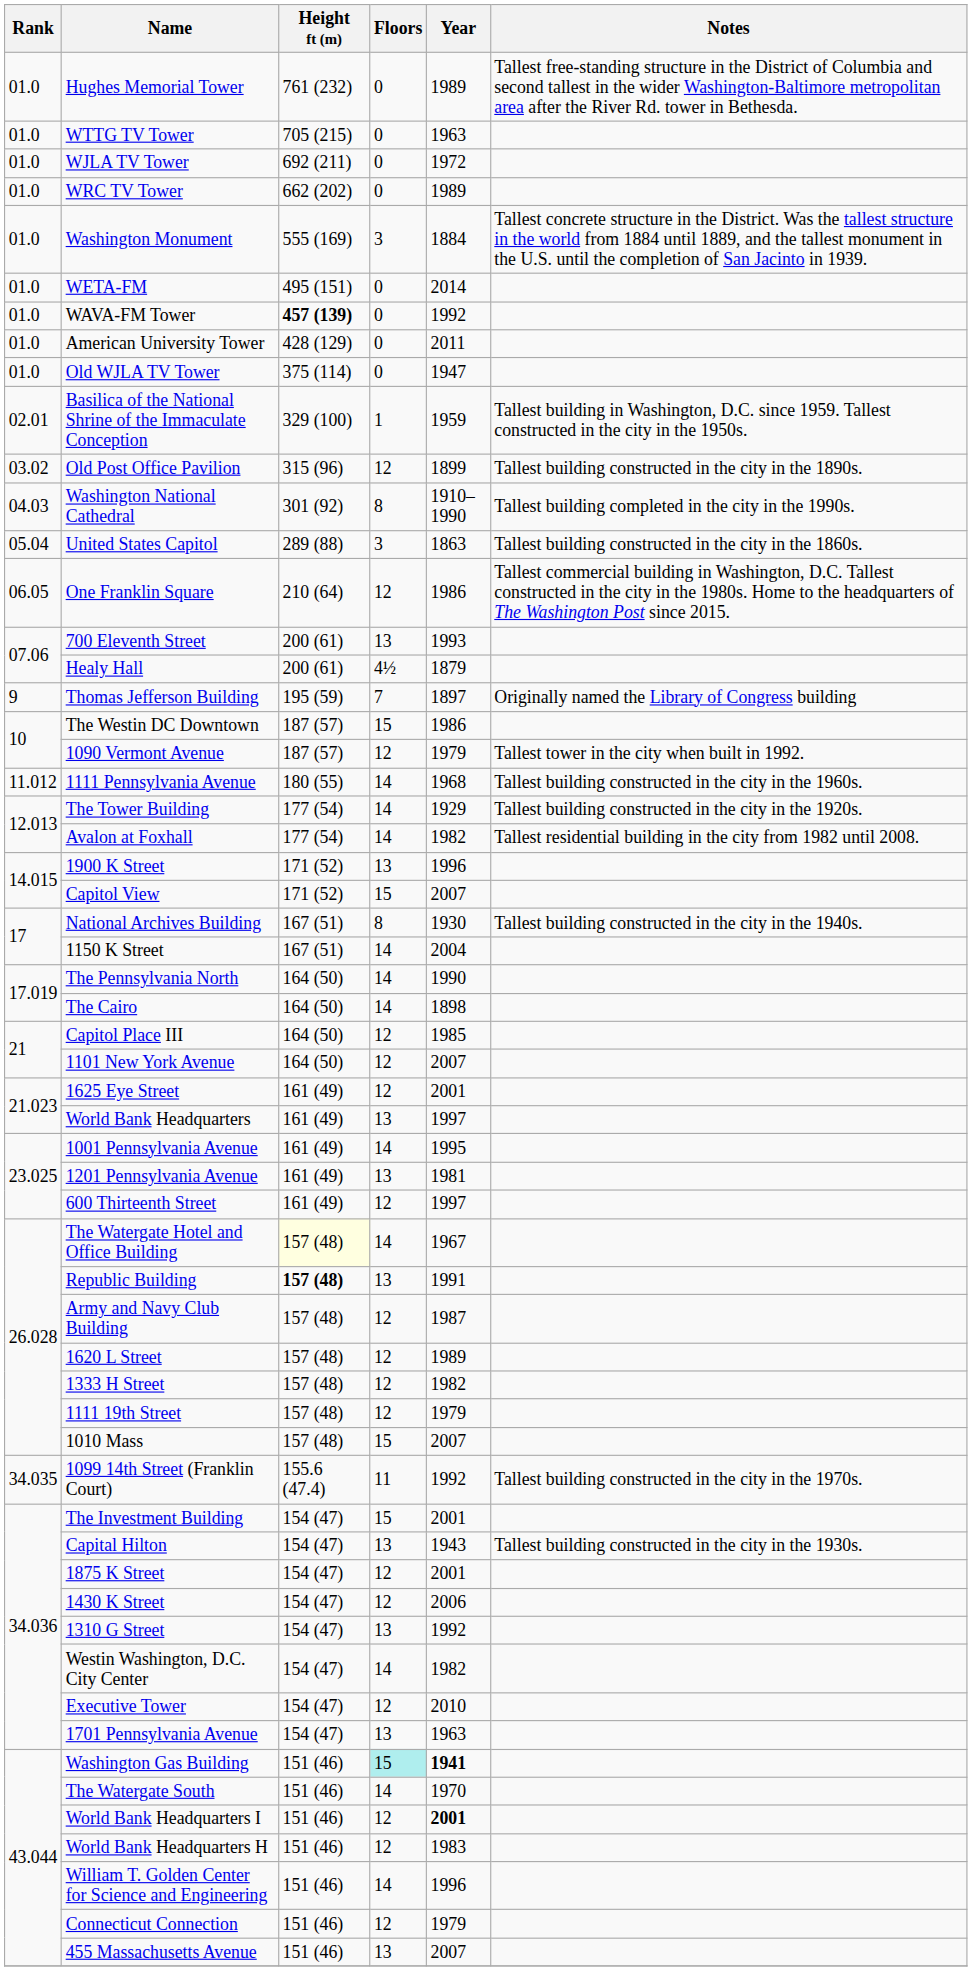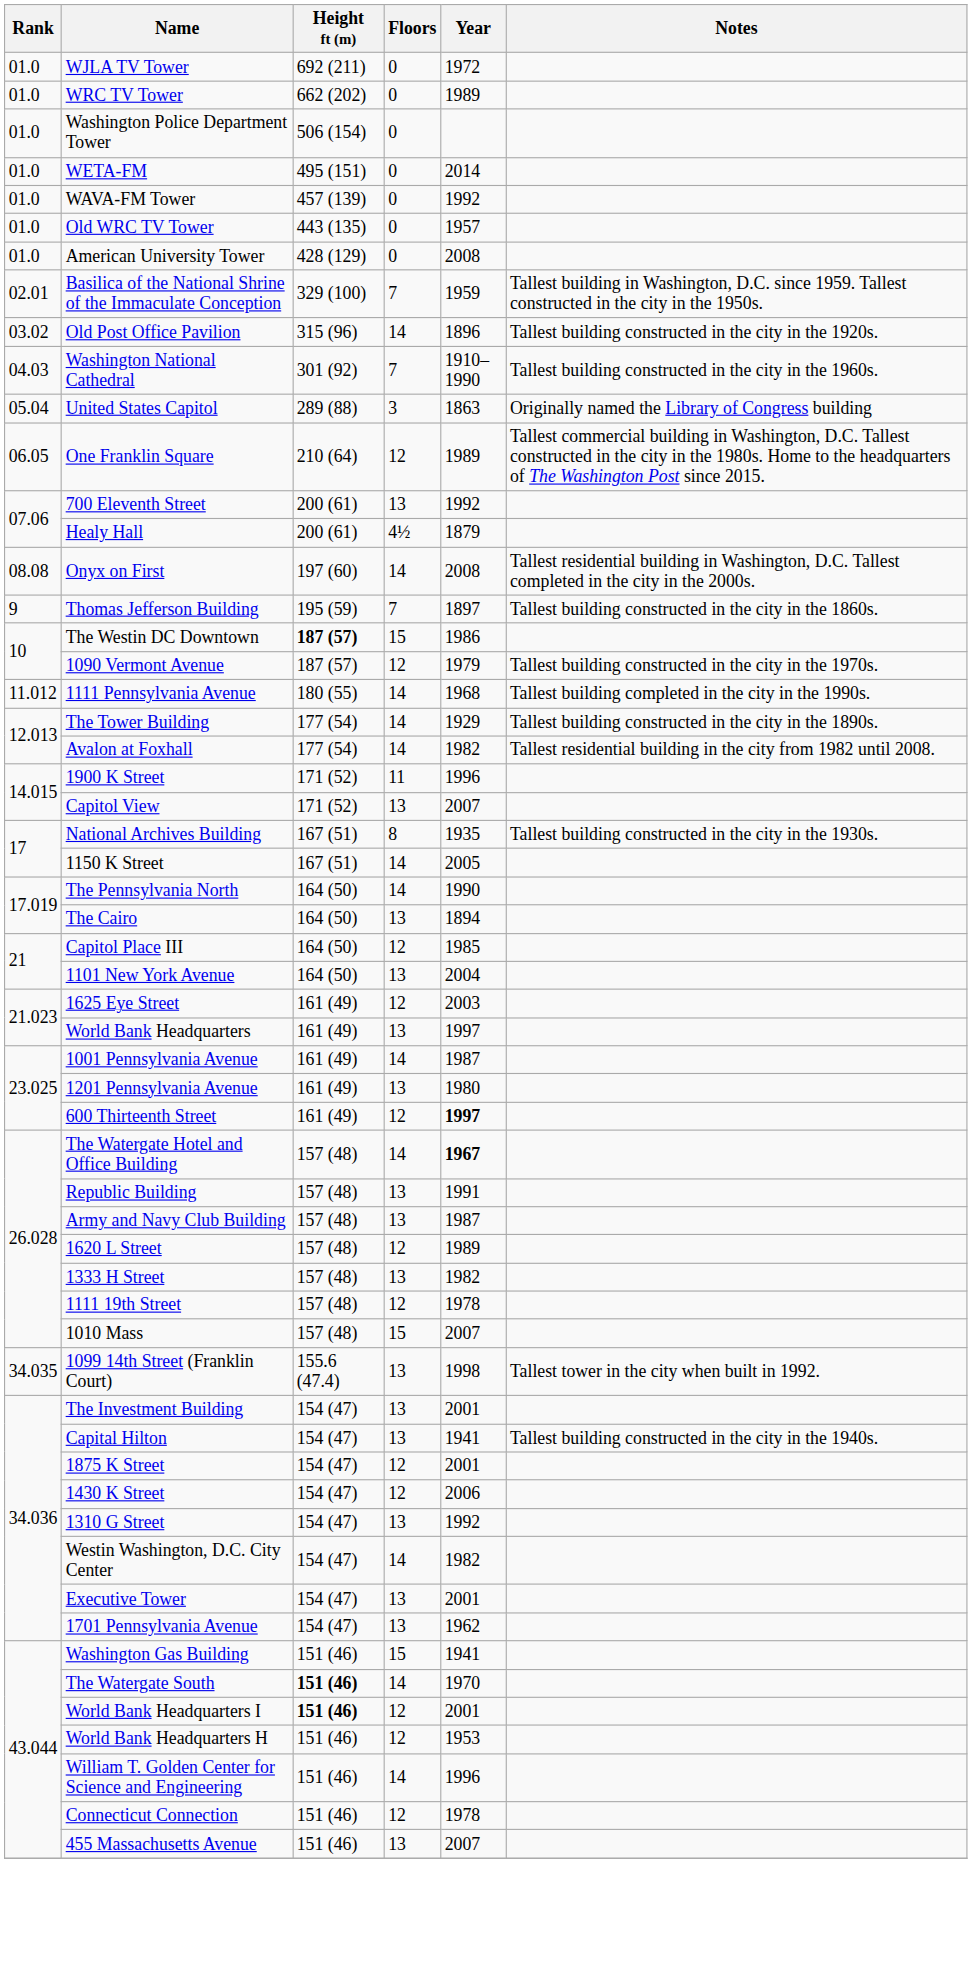- row: (155, 86)
- row: (130, 134)
- row: (149, 239)
+ row: (176, 133)
(317, 315) bold -> (331, 199) normal
+ row: (140, 227)
(448, 343) 2011 -> (462, 255) 2008
- row: (143, 371)
(378, 420) 1 -> (393, 293) 7
(383, 468) 12 -> (397, 332) 14
(448, 468) 1899 -> (462, 332) 1896
(678, 468) Tallest building constructed in the city in the 1890s. -> (694, 332) Tallest building constructed in the city in the 1920s.
(378, 506) 8 -> (393, 370) 7
(674, 506) Tallest building completed in the city in the 1990s. -> (694, 370) Tallest building constructed in the city in the 1960s.
(678, 544) Tallest building constructed in the city in the 1860s. -> (691, 408) Originally named the Library of Congress building
(448, 592) 1986 -> (462, 456) 1989
(448, 640) 1993 -> (462, 504) 1992
+ row: (115, 570)
(675, 697) Originally named the Library of Congress building -> (694, 609) Tallest building constructed in the city in the 1860s.
(313, 725) normal -> (327, 637) bold
(649, 753) Tallest tower in the city when built in 1992. -> (694, 665) Tallest building constructed in the city in the 1970s.
(678, 781) Tallest building constructed in the city in the 1960s. -> (690, 693) Tallest building completed in the city in the 1990s.
(678, 809) Tallest building constructed in the city in the 1920s. -> (694, 721) Tallest building constructed in the city in the 1890s.
(383, 866) 13 -> (397, 778) 11
(383, 894) 15 -> (397, 806) 13
(448, 922) 1930 -> (462, 834) 1935
(678, 922) Tallest building constructed in the city in the 1940s. -> (694, 834) Tallest building constructed in the city in the 1930s.
(448, 950) 2004 -> (462, 862) 2005
(383, 1007) 14 -> (397, 918) 13
(448, 1007) 1898 -> (462, 918) 1894
(383, 1063) 12 -> (397, 975) 13
(448, 1063) 2007 -> (462, 975) 2004
(448, 1091) 2001 -> (462, 1003) 2003
(448, 1147) 1995 -> (462, 1059) 1987
(448, 1176) 1981 -> (462, 1087) 1980
(448, 1204) normal -> (462, 1116) bold
(313, 1242) lightyellow background -> (327, 1154) no background
(448, 1242) normal -> (462, 1154) bold
(313, 1280) bold -> (327, 1192) normal
(383, 1318) 12 -> (397, 1220) 13
(383, 1384) 12 -> (397, 1276) 13
(448, 1413) 1979 -> (462, 1305) 1978
(383, 1479) 11 -> (397, 1371) 13
(448, 1479) 1992 -> (462, 1371) 1998
(678, 1479) Tallest building constructed in the city in the 1970s. -> (665, 1371) Tallest tower in the city when built in 1992.
(383, 1517) 15 -> (397, 1409) 13
(448, 1545) 1943 -> (462, 1437) 1941
(678, 1545) Tallest building constructed in the city in the 1930s. -> (694, 1437) Tallest building constructed in the city in the 1940s.
(383, 1706) 12 -> (397, 1598) 13
(448, 1706) 2010 -> (462, 1598) 2001
(448, 1734) 1963 -> (462, 1626) 1962
(383, 1762) paleturquoise background -> (397, 1654) no background
(448, 1762) bold -> (462, 1654) normal
(313, 1791) normal -> (327, 1683) bold
(313, 1819) normal -> (327, 1711) bold
(448, 1819) bold -> (462, 1711) normal
(448, 1847) 1983 -> (462, 1739) 1953
(448, 1923) 1979 -> (462, 1815) 1978
